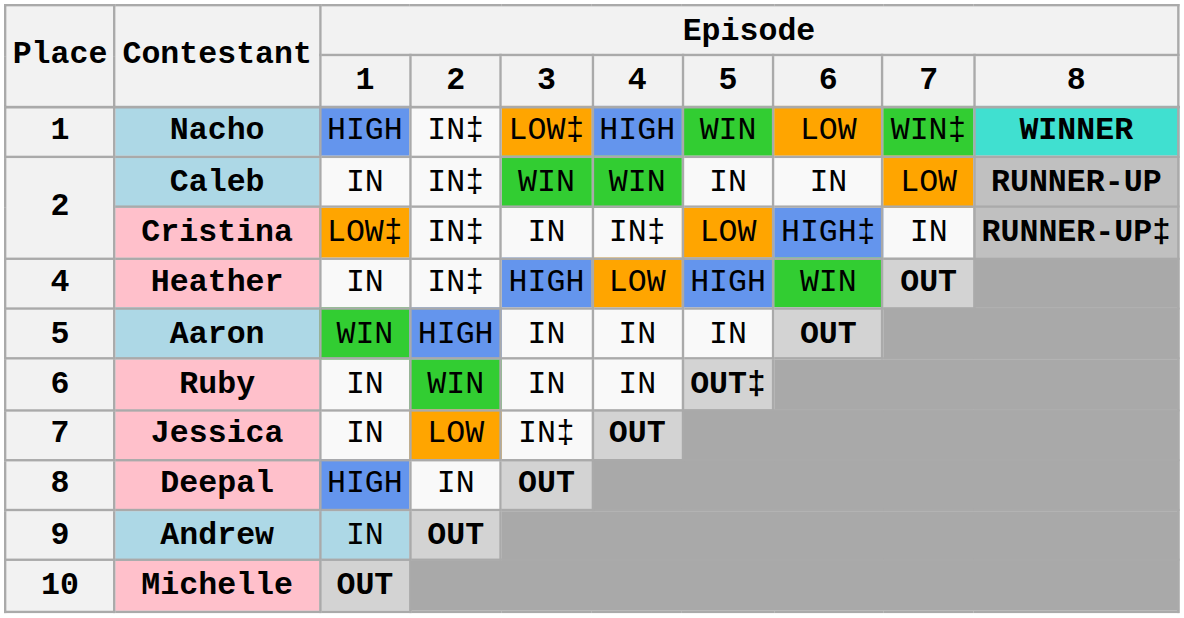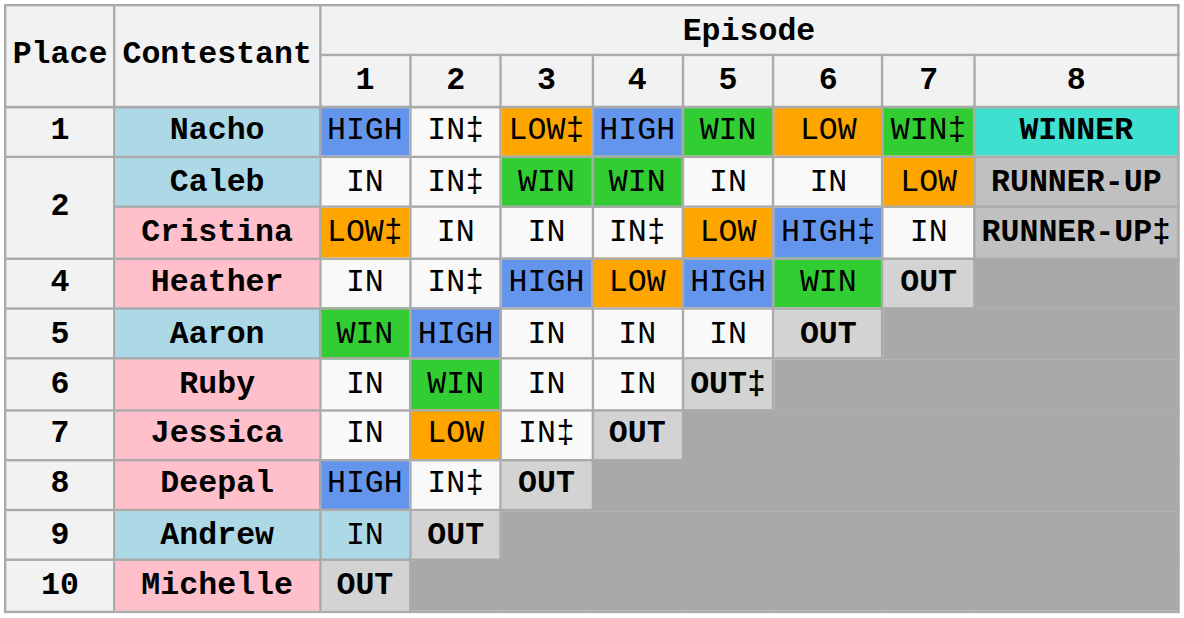(456, 233) IN‡ -> (456, 233) IN
(456, 485) IN -> (456, 485) IN‡
